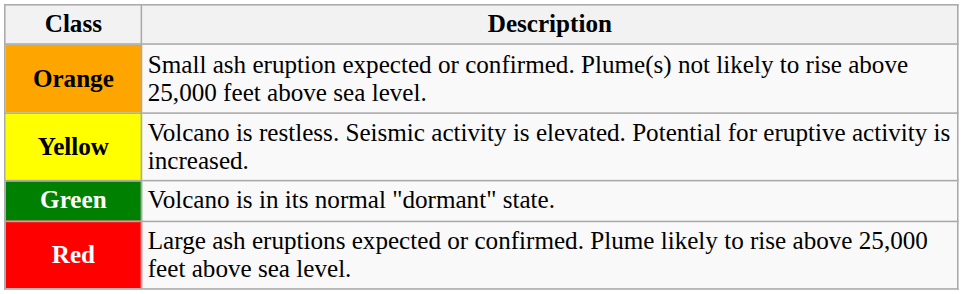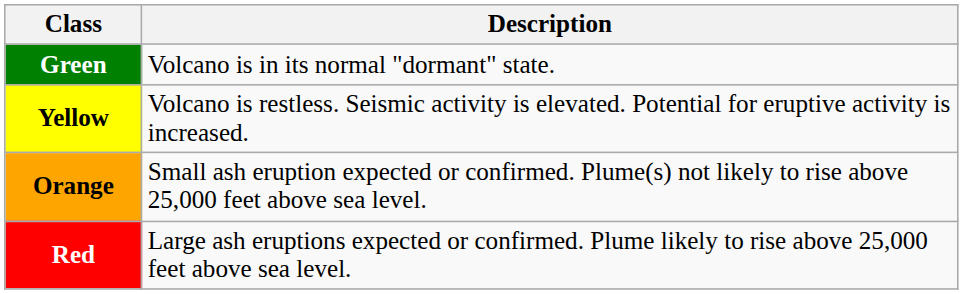rows swapped: (73, 200) <-> (73, 78)
